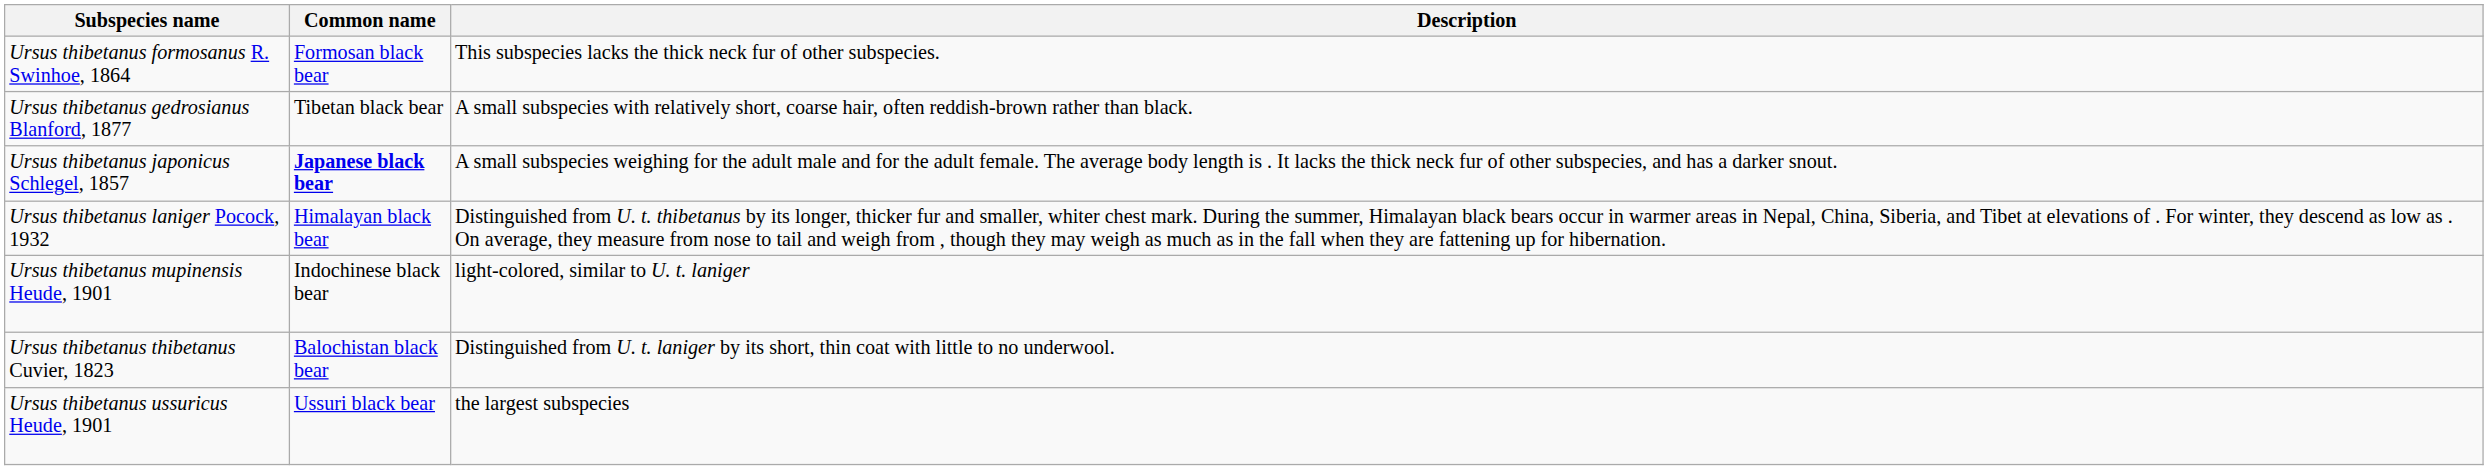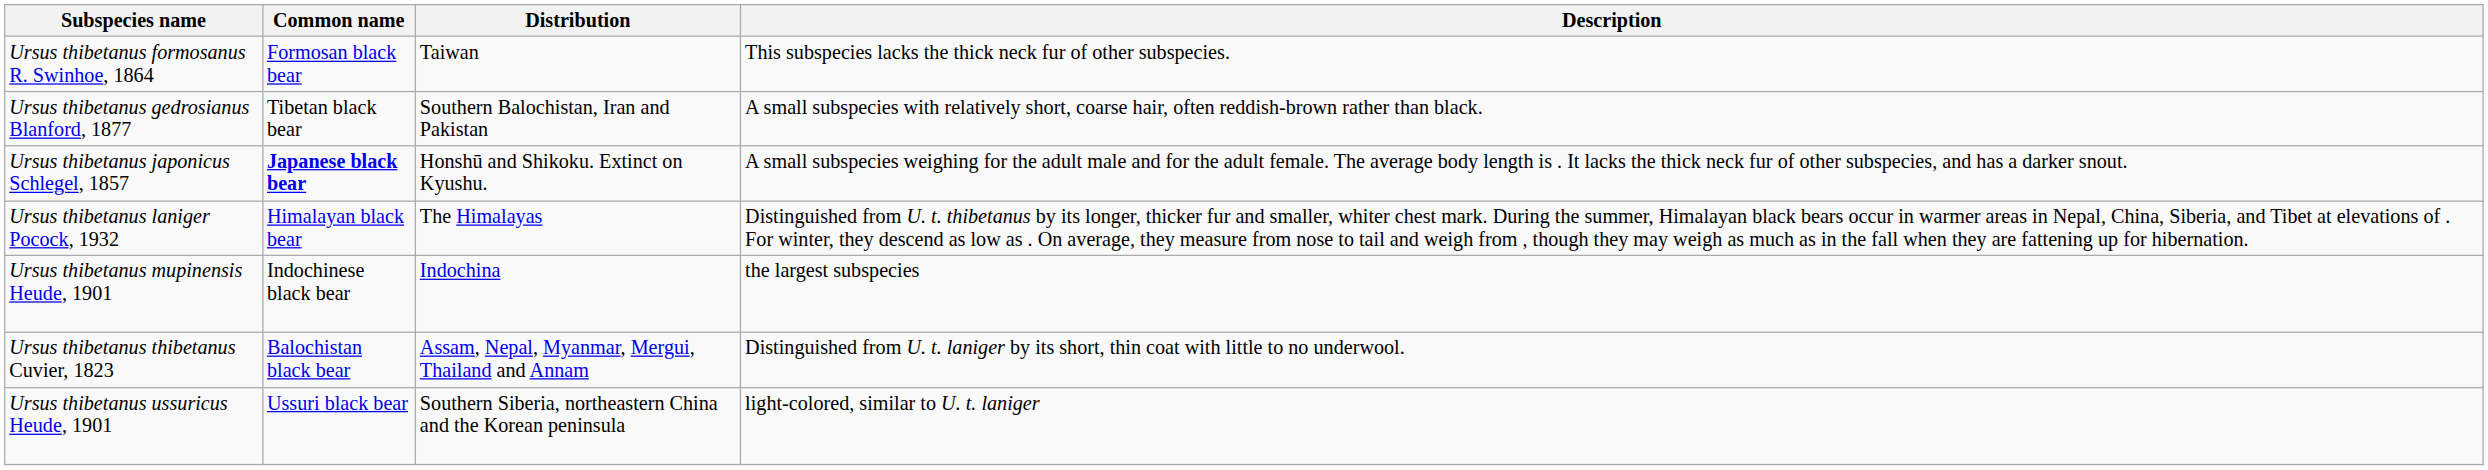+ column: (578, 20)
(602, 271) light-colored, similar to U. t. laniger -> (832, 271) the largest subspecies
(542, 403) the largest subspecies -> (892, 403) light-colored, similar to U. t. laniger
